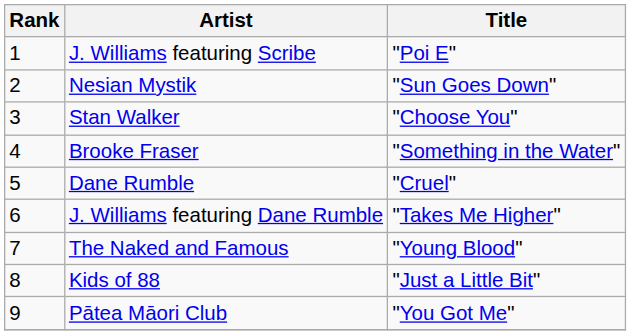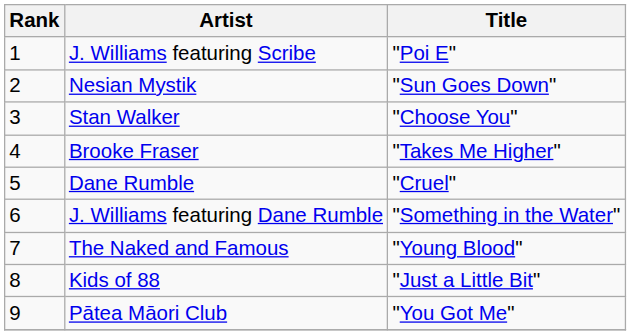(506, 150) "Something in the Water" -> (477, 150) "Takes Me Higher"
(477, 215) "Takes Me Higher" -> (506, 215) "Something in the Water"
